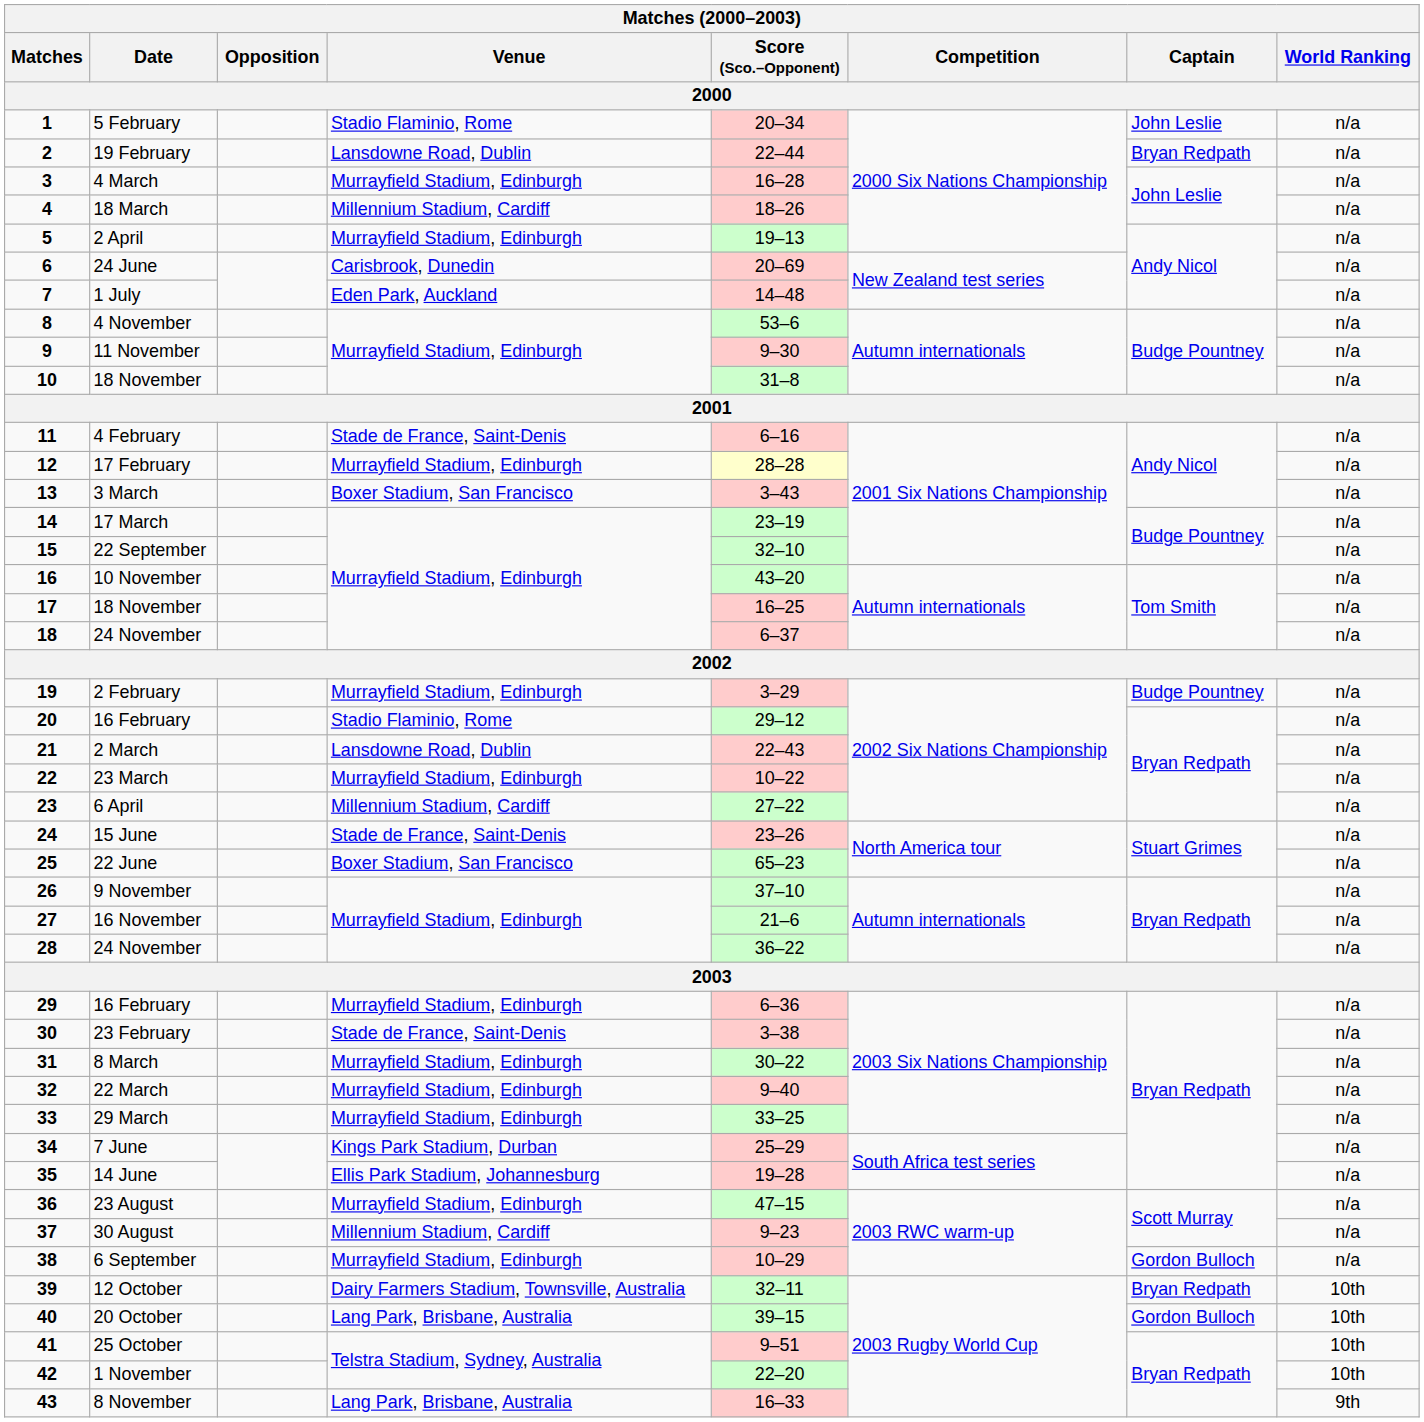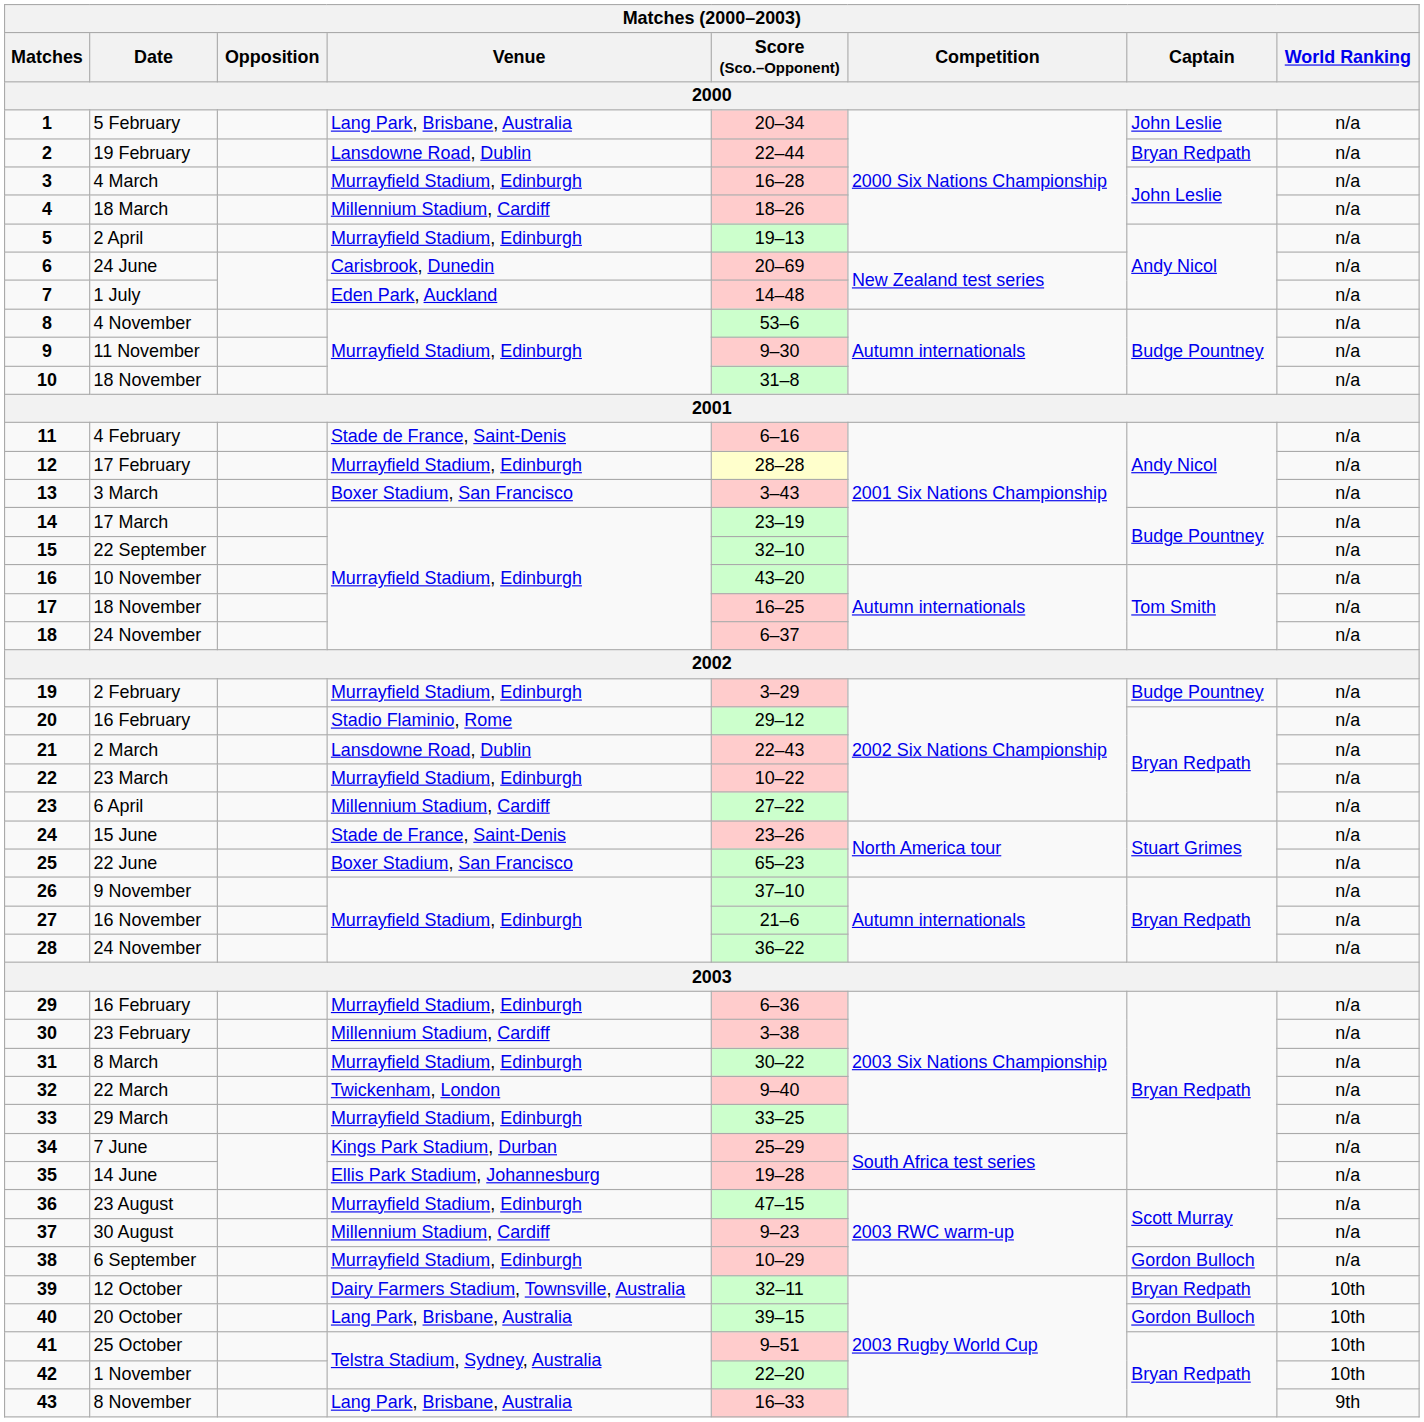(422, 124) Stadio Flaminio, Rome -> (451, 124) Lang Park, Brisbane, Australia
(448, 1033) Stade de France, Saint-Denis -> (440, 1033) Millennium Stadium, Cardiff
(456, 1090) Murrayfield Stadium, Edinburgh -> (416, 1090) Twickenham, London
